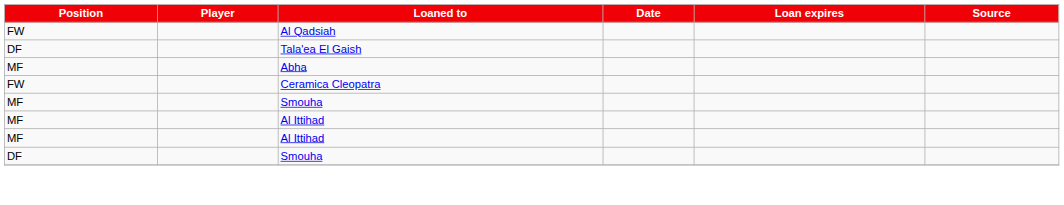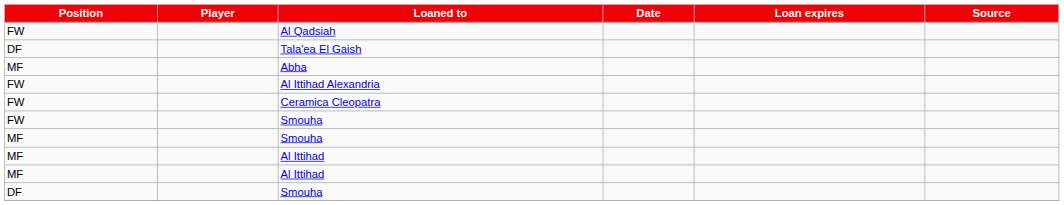+ row: (16, 85)
+ row: (16, 120)
